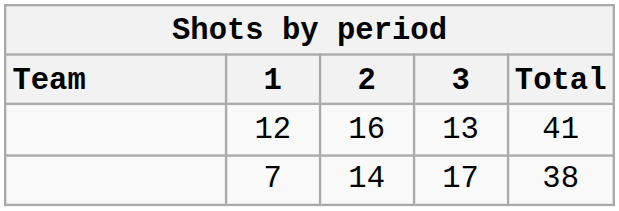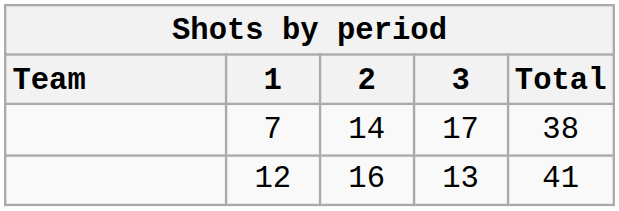rows swapped: (273, 130) <-> (273, 179)
